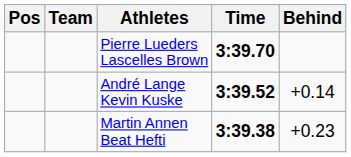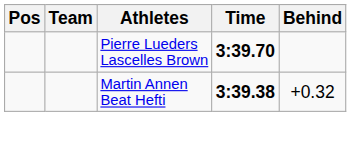- row: (143, 92)
(313, 131) +0.23 -> (313, 91) +0.32
